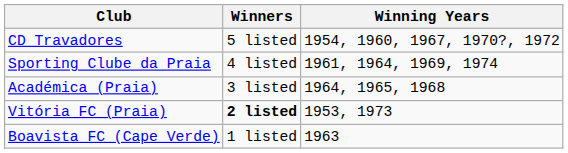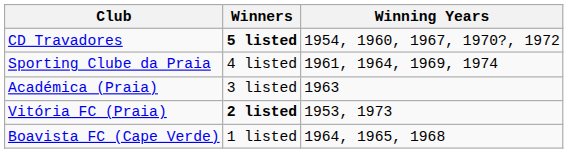(262, 40) normal -> (262, 40) bold
(375, 88) 1964, 1965, 1968 -> (322, 88) 1963
(322, 136) 1963 -> (375, 136) 1964, 1965, 1968
